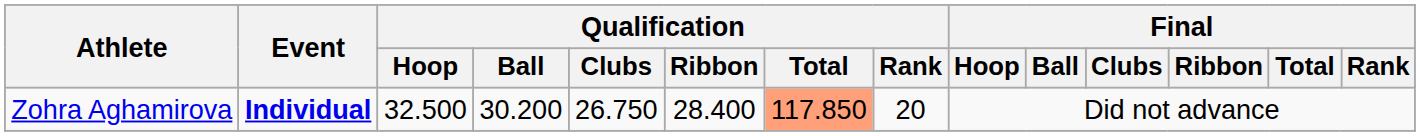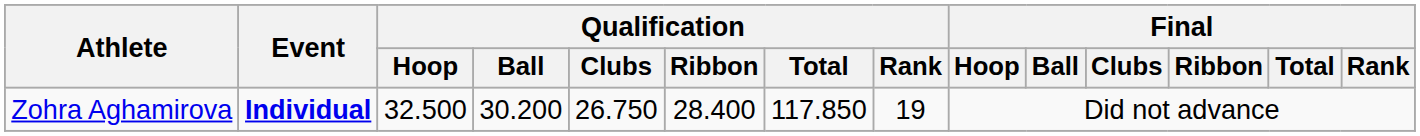(819, 110) lightsalmon background -> (819, 110) no background
(911, 110) 20 -> (911, 110) 19
